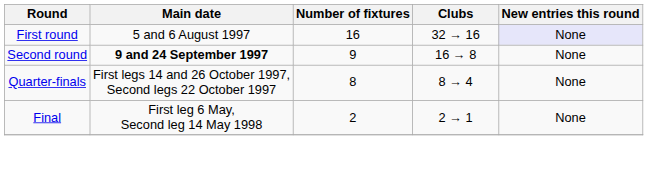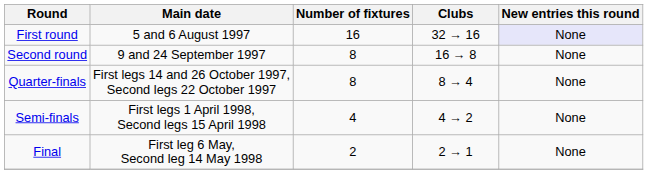(192, 55) bold -> (192, 55) normal
(353, 55) 9 -> (353, 55) 8
+ row: (47, 117)
